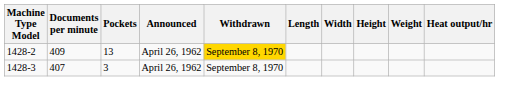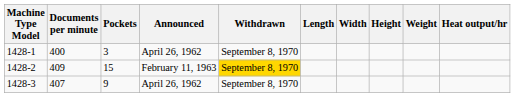+ row: (21, 51)
(108, 51) 13 -> (108, 68) 15
(171, 51) April 26, 1962 -> (179, 68) February 11, 1963
(106, 68) 3 -> (106, 84) 9
